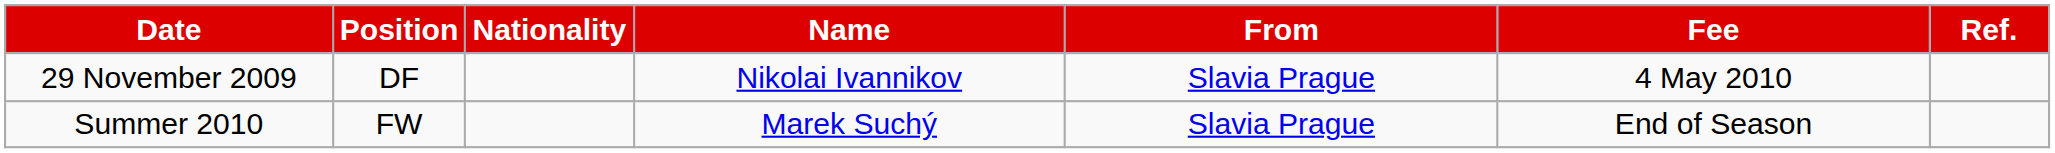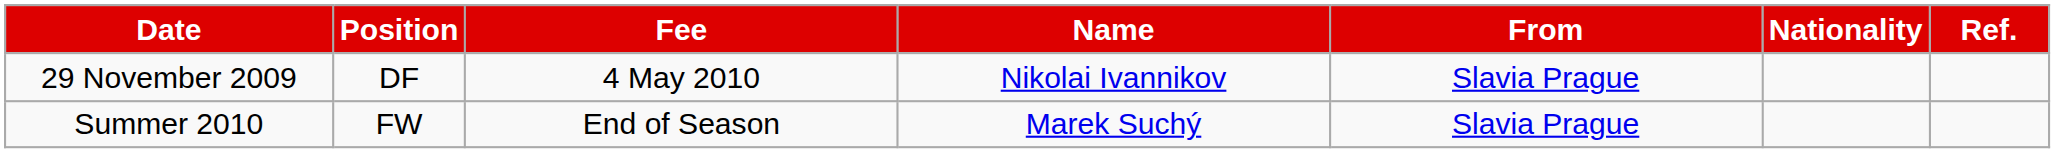columns swapped: (549, 29) <-> (1714, 29)
